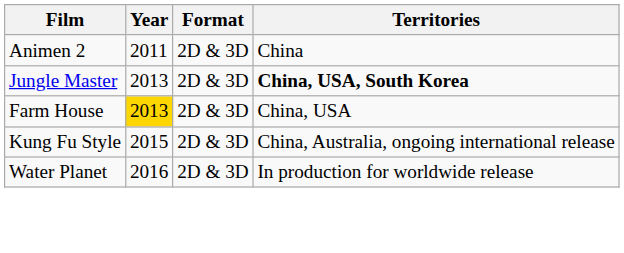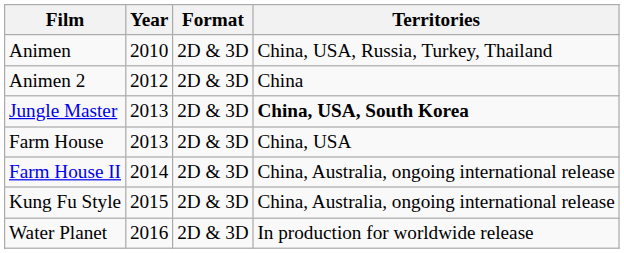+ row: (40, 50)
(149, 50) 2011 -> (149, 80) 2012
(149, 111) gold background -> (149, 141) no background
+ row: (65, 171)
